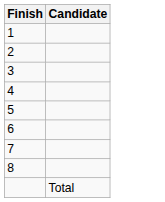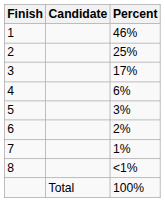+ column: (135, 14)
